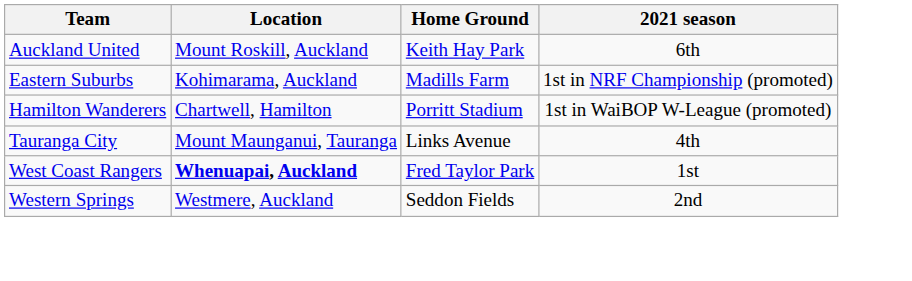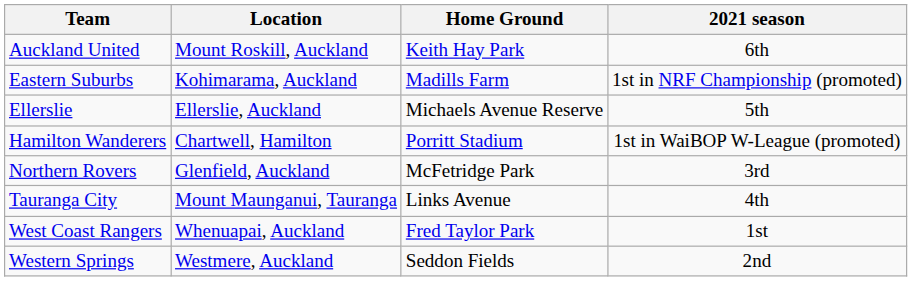+ row: (41, 110)
+ row: (73, 170)
(266, 170) bold -> (260, 230) normal
